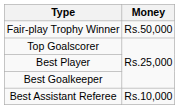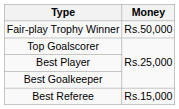+ row: (63, 96)
- row: (63, 96)
